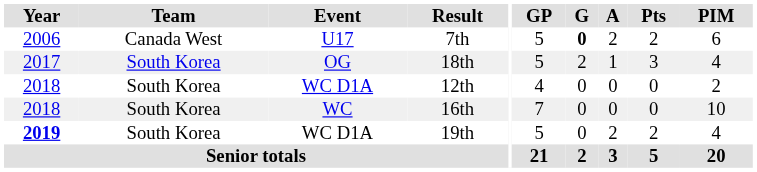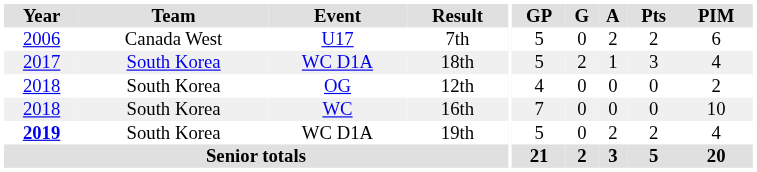(582, 39) bold -> (582, 39) normal
(337, 62) OG -> (337, 62) WC D1A
(337, 85) WC D1A -> (337, 85) OG
